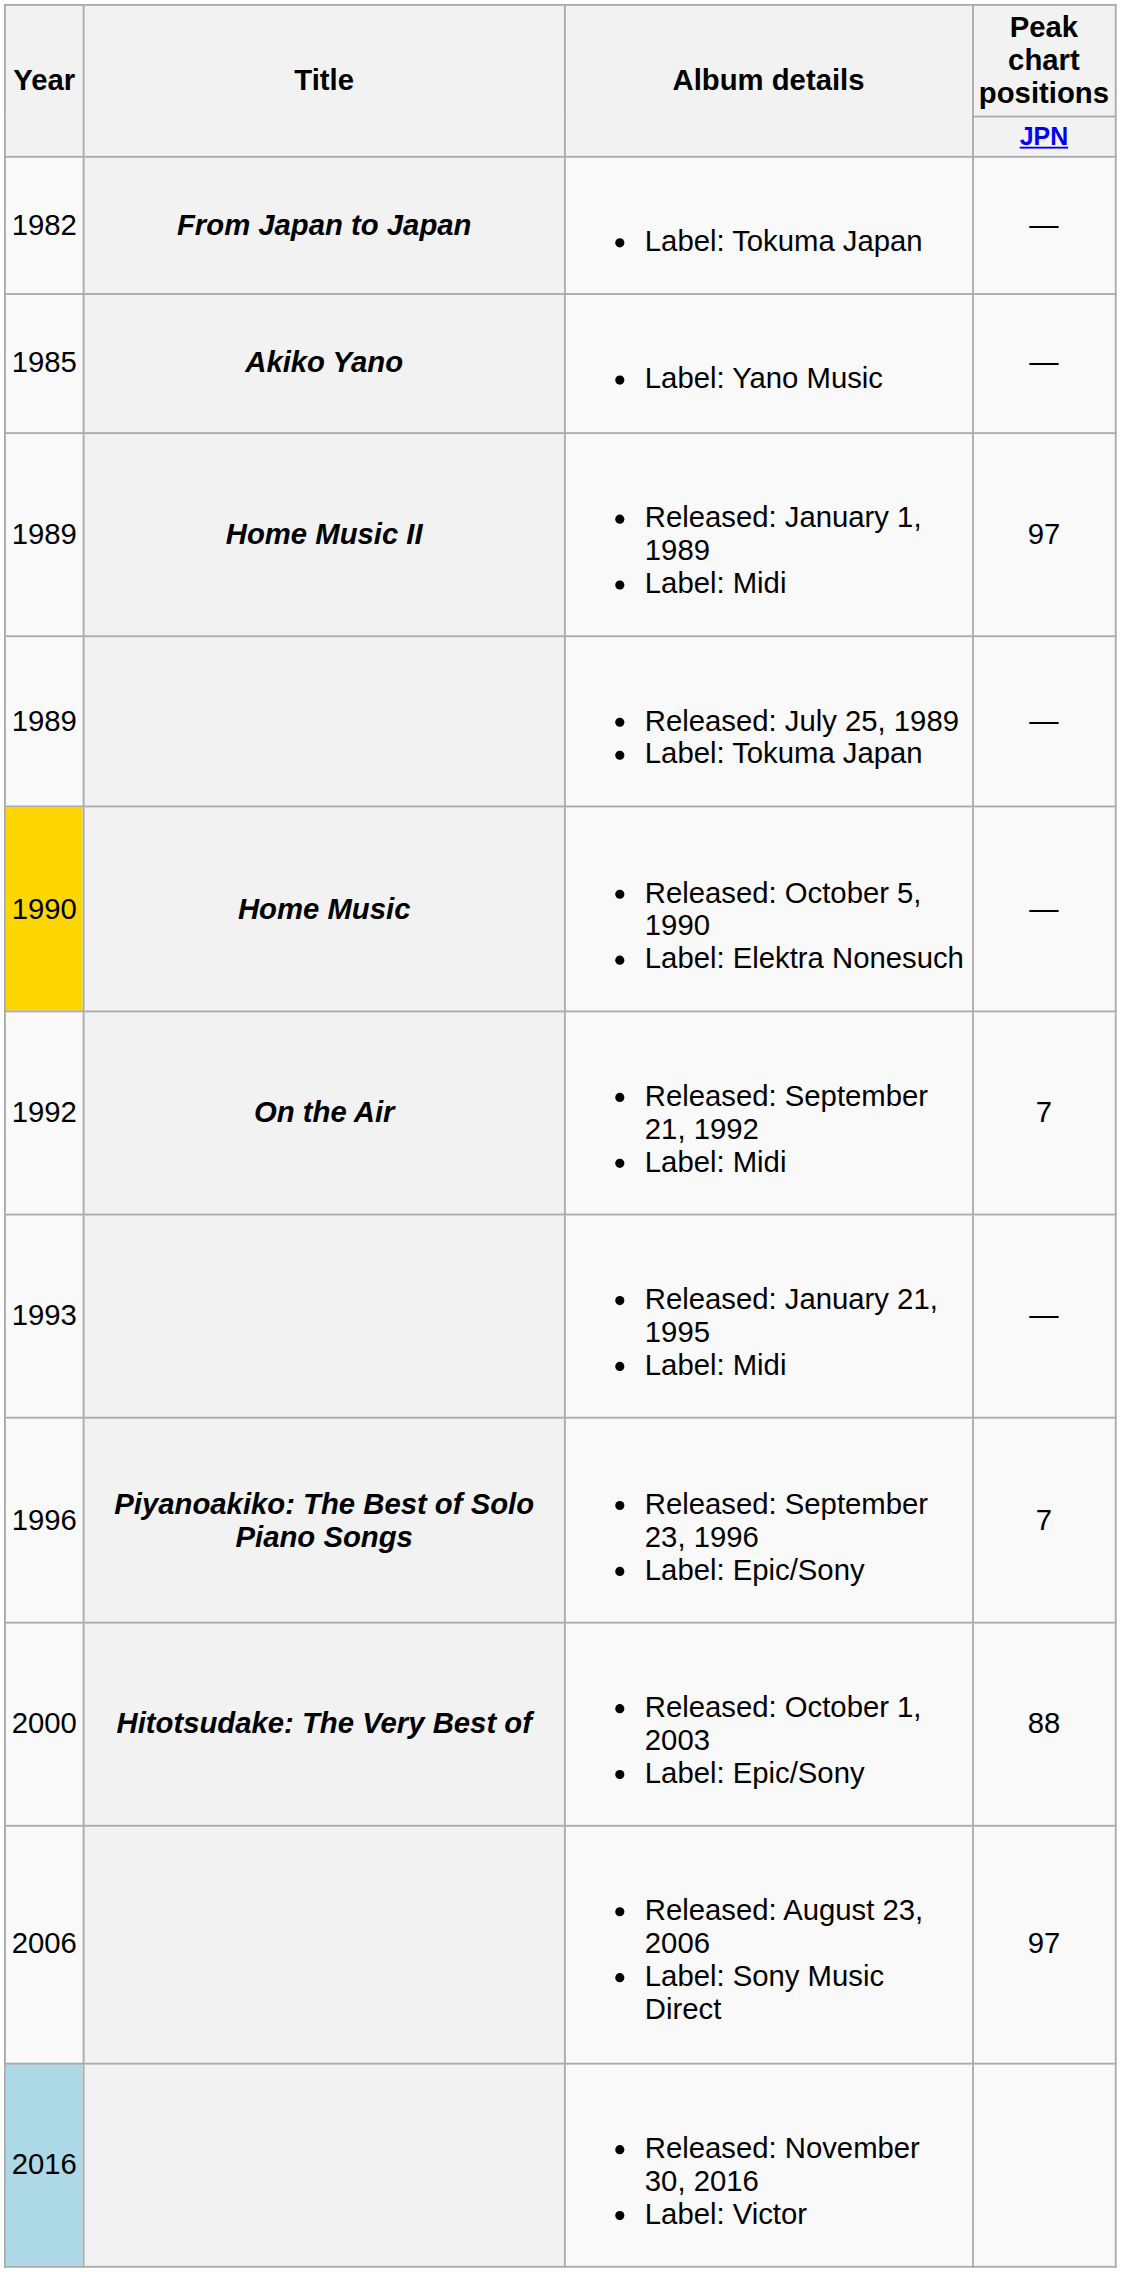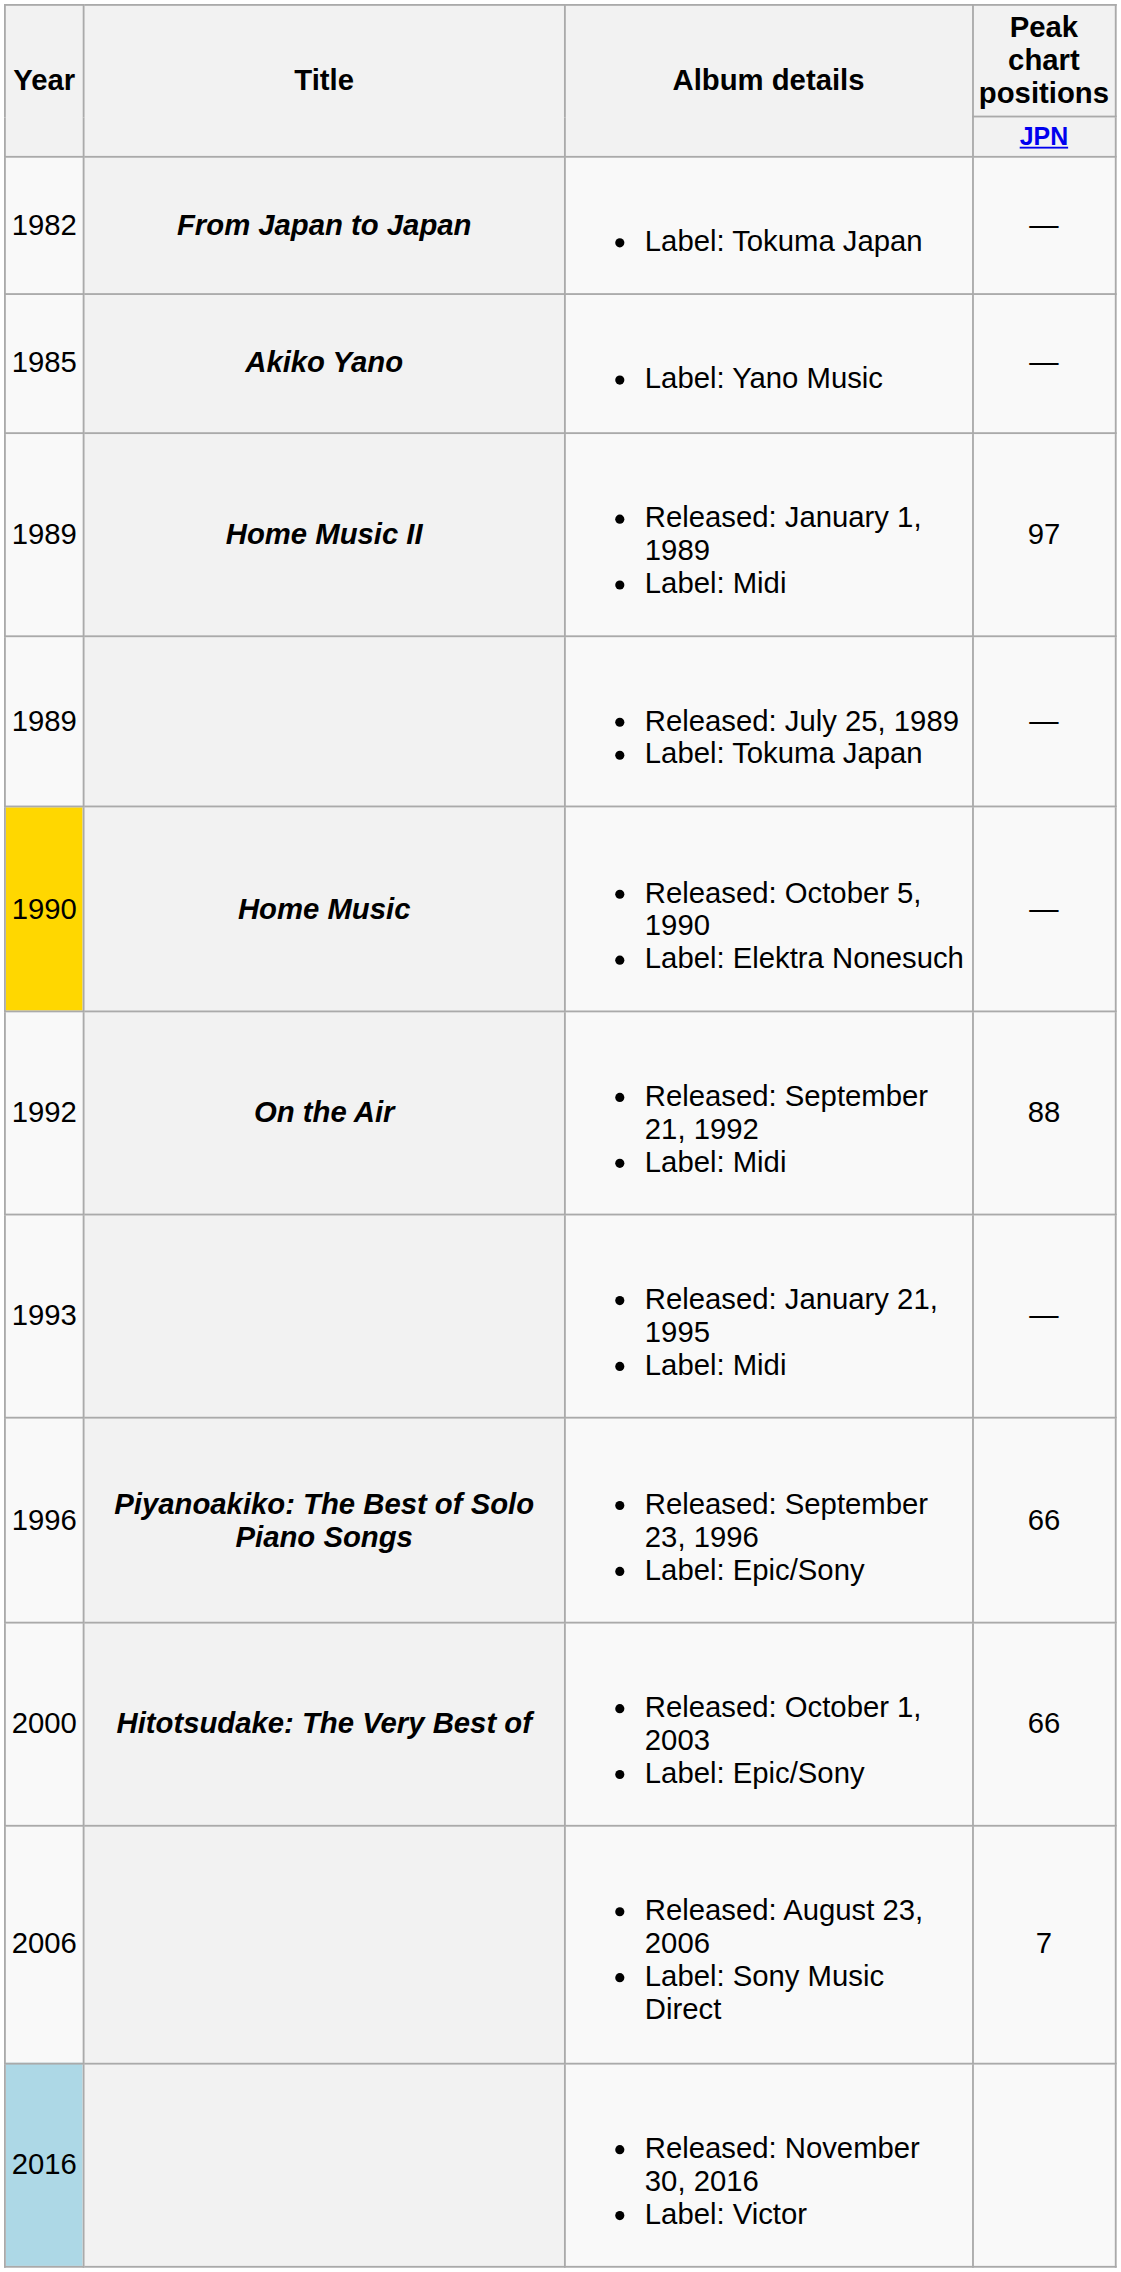(1044, 1112) 7 -> (1044, 1112) 88
(1044, 1519) 7 -> (1044, 1519) 66
(1044, 1723) 88 -> (1044, 1723) 66
(1044, 1944) 97 -> (1044, 1944) 7
